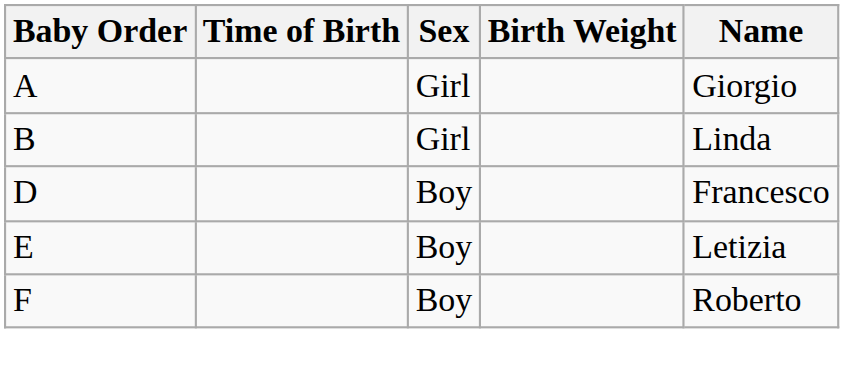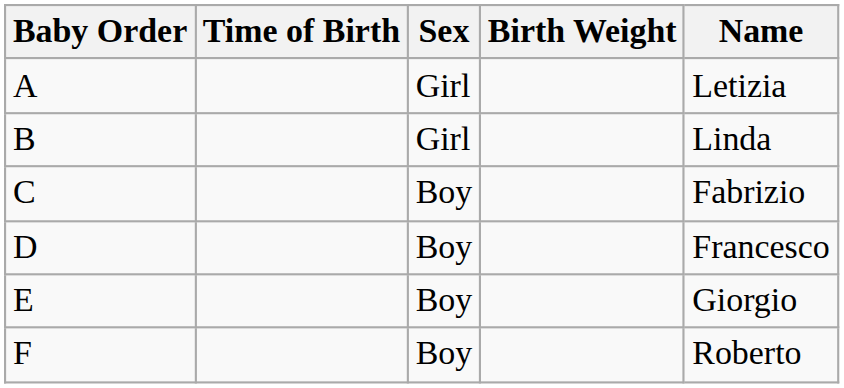(745, 85) Giorgio -> (739, 85) Letizia
+ row: (24, 192)
(739, 246) Letizia -> (745, 300) Giorgio
